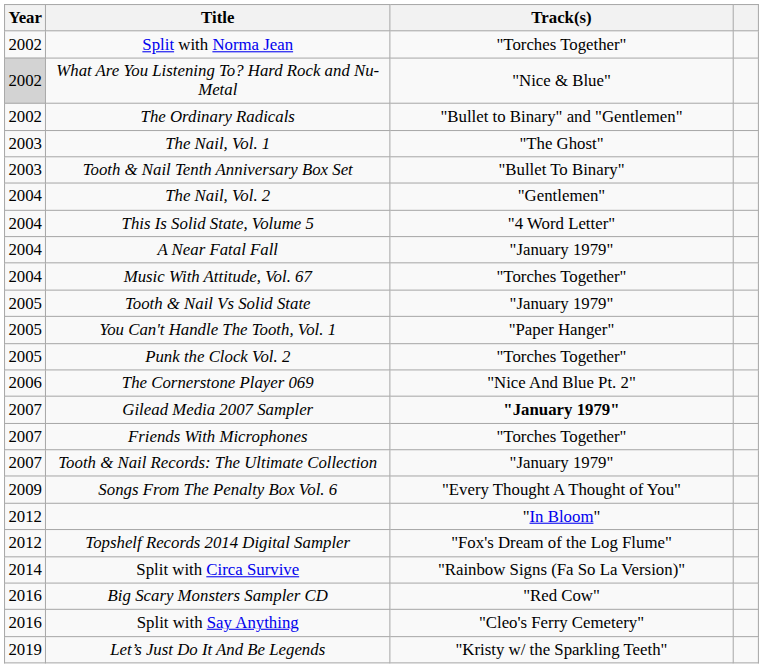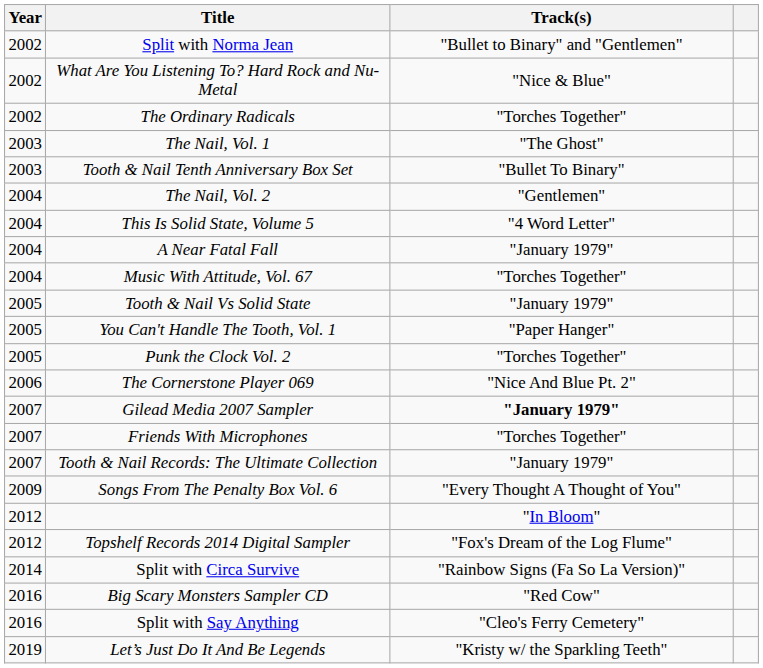(561, 44) "Torches Together" -> (561, 44) "Bullet to Binary" and "Gentlemen"
(25, 80) lightgrey background -> (25, 80) no background
(561, 116) "Bullet to Binary" and "Gentlemen" -> (561, 116) "Torches Together"
